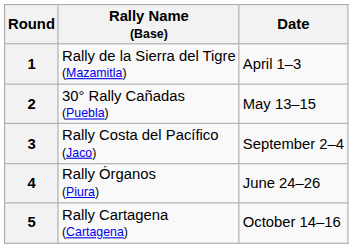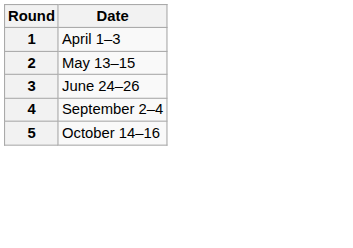- column: (149, 23)
(293, 143) September 2–4 -> (101, 86) June 24–26
(282, 183) June 24–26 -> (113, 109) September 2–4
